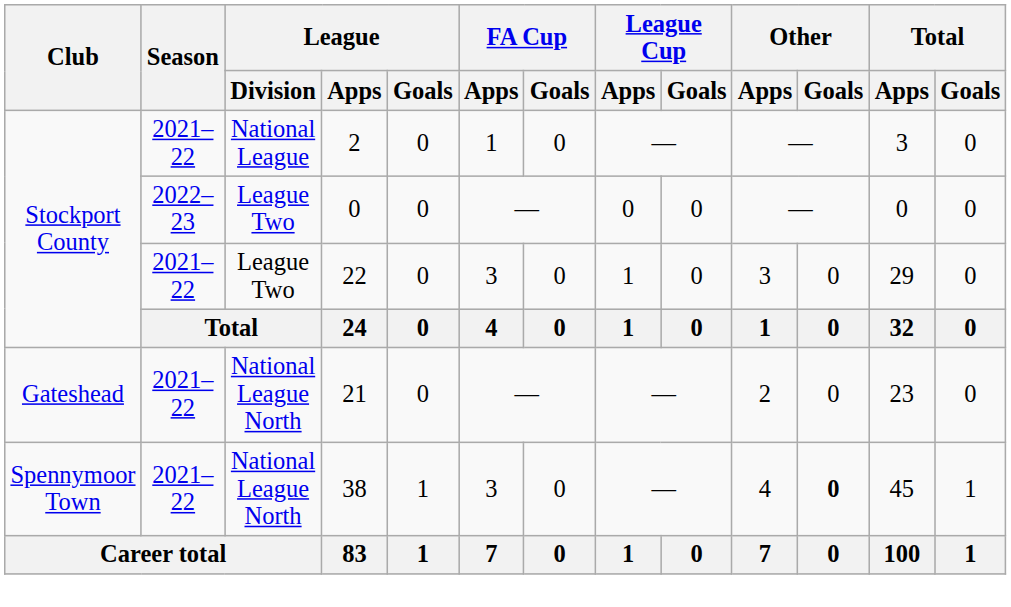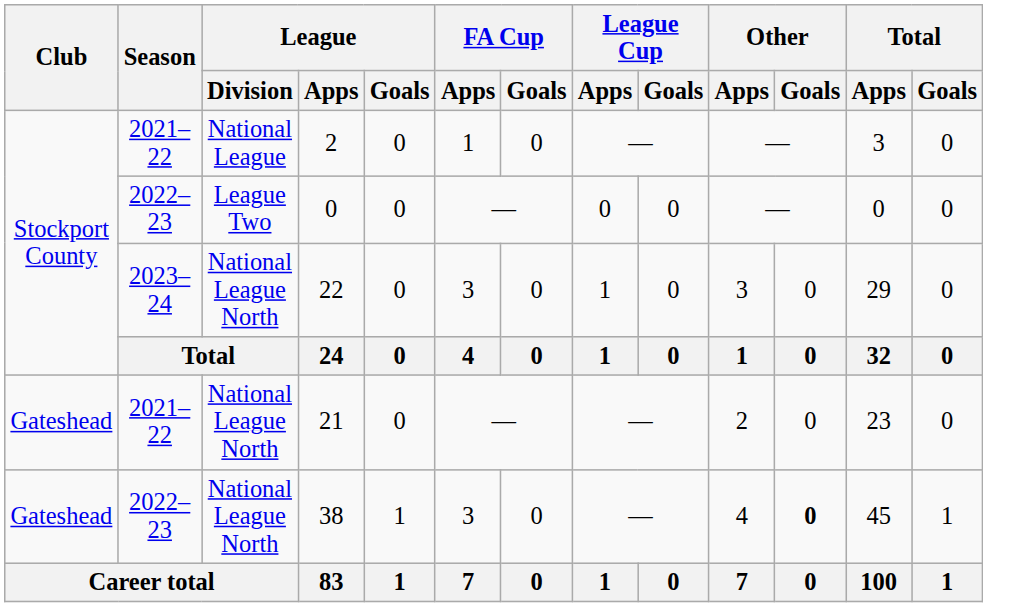(183, 275) 2021–22 -> (160, 289) 2023–24
(273, 275) League Two -> (250, 289) National League North
(73, 488) Spennymoor Town -> (61, 515) Gateshead
(183, 488) 2021–22 -> (160, 515) 2022–23
